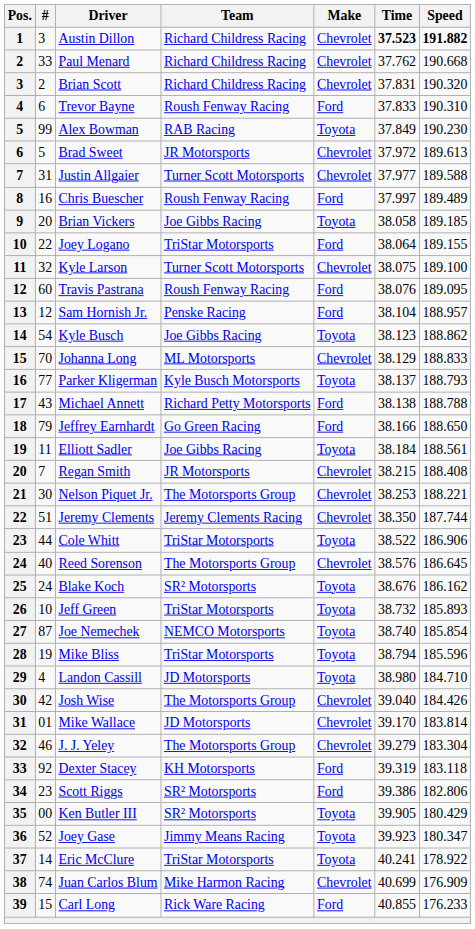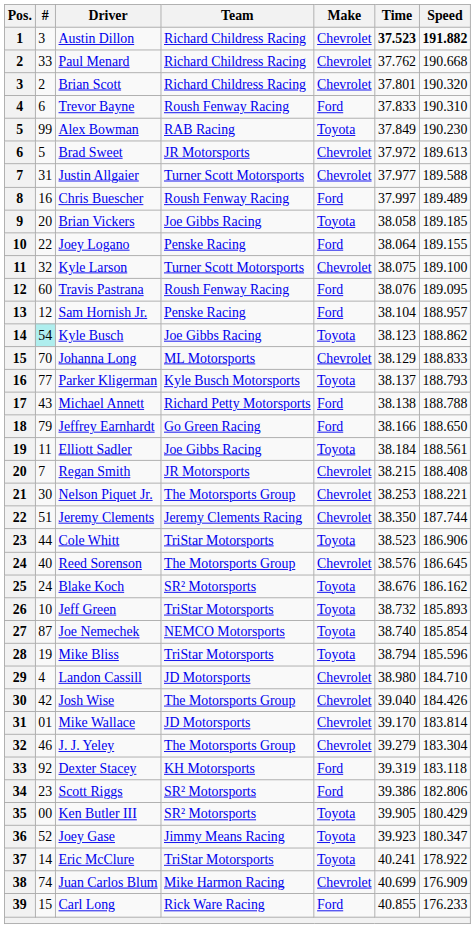(397, 84) 37.831 -> (397, 84) 37.801
(219, 244) TriStar Motorsports -> (205, 244) Penske Racing
(45, 335) no background -> (45, 335) paleturquoise background
(397, 540) 38.522 -> (397, 540) 38.523
(336, 677) Toyota -> (344, 677) Chevrolet
